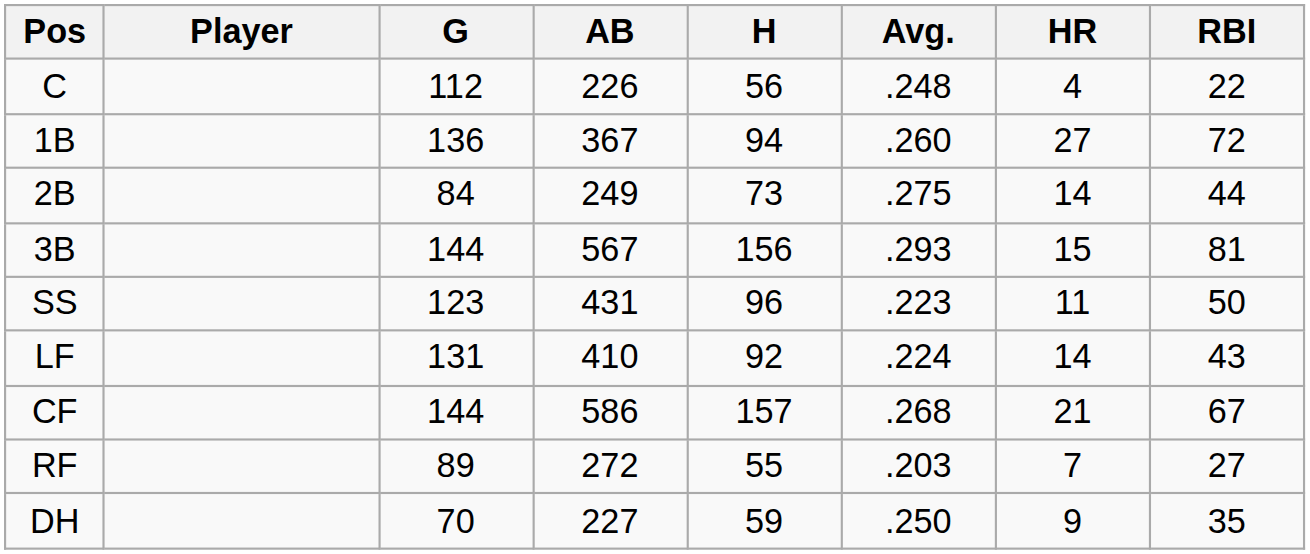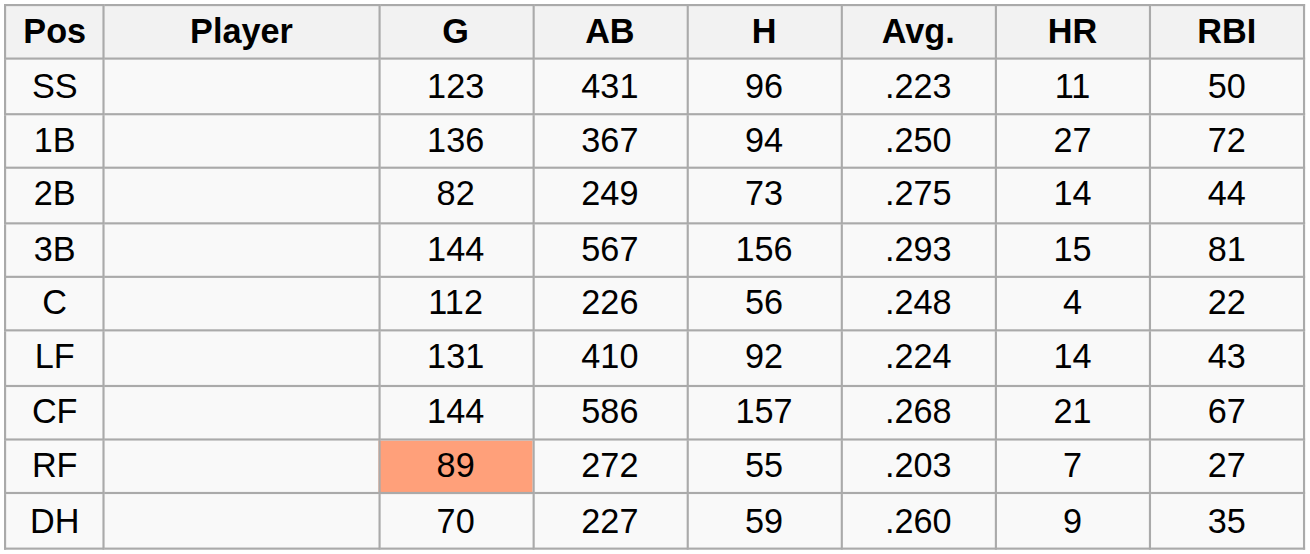rows swapped: (55, 85) <-> (55, 303)
(918, 140) .260 -> (918, 140) .250
(456, 194) 84 -> (456, 194) 82
(456, 466) no background -> (456, 466) lightsalmon background
(918, 520) .250 -> (918, 520) .260
